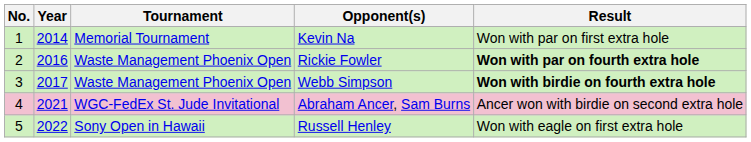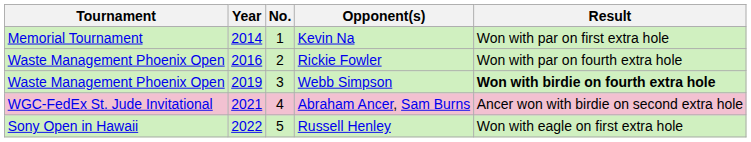columns swapped: (19, 16) <-> (183, 16)
(588, 60) bold -> (579, 60) normal
(52, 82) 2017 -> (247, 82) 2019
